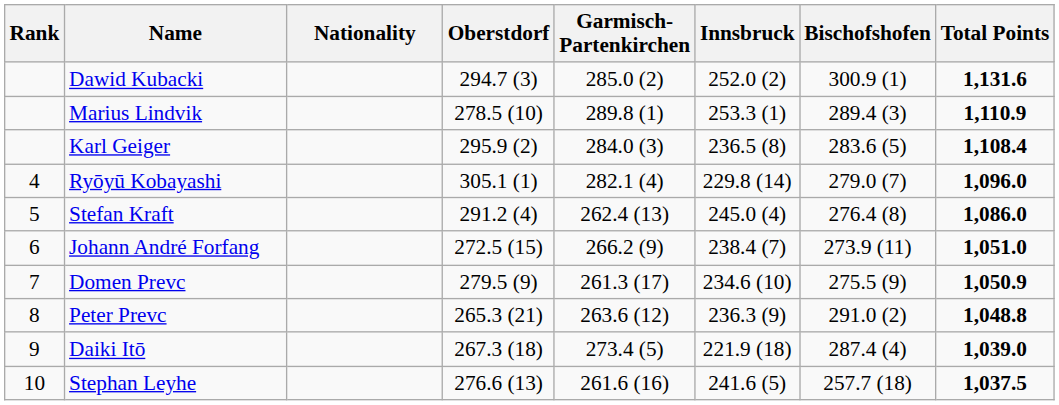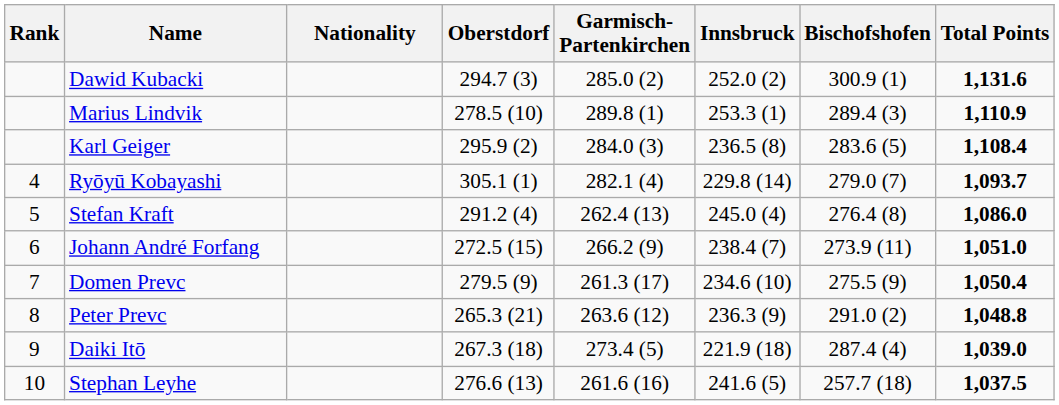(995, 180) 1,096.0 -> (995, 180) 1,093.7
(995, 281) 1,050.9 -> (995, 281) 1,050.4
